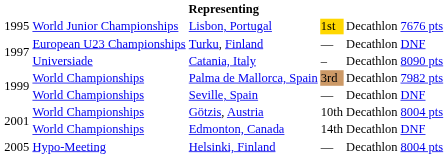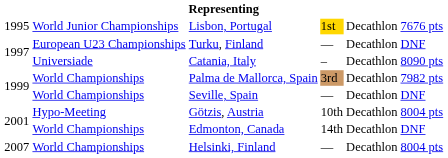(88, 112) World Championships -> (69, 112) Hypo-Meeting
(17, 146) 2005 -> (17, 146) 2007
(69, 146) Hypo-Meeting -> (88, 146) World Championships
